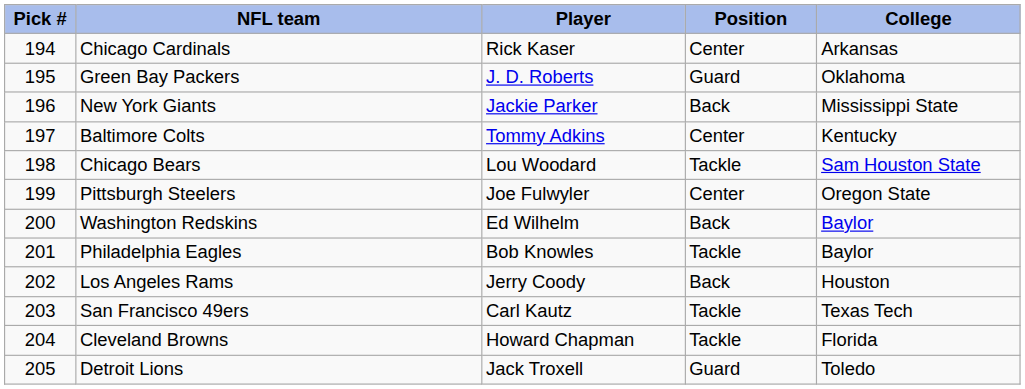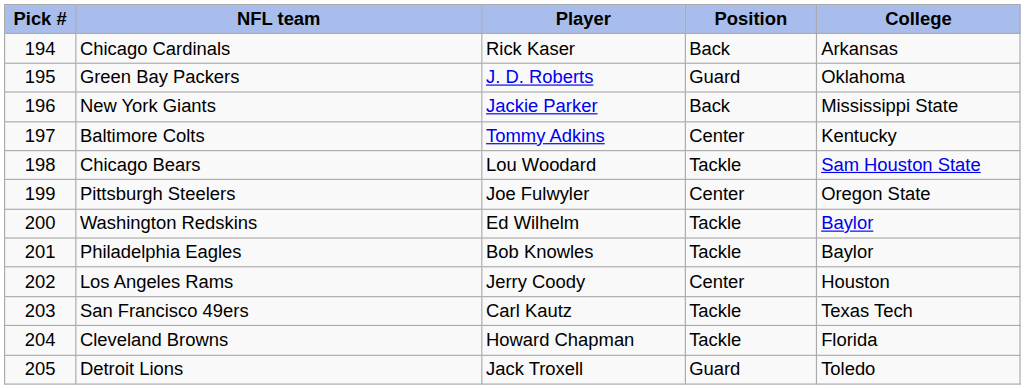(717, 48) Center -> (710, 48) Back
(710, 223) Back -> (715, 223) Tackle
(710, 281) Back -> (717, 281) Center
